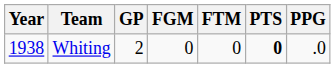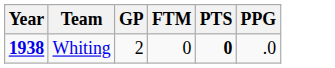- column: (173, 19)
(26, 48) normal -> (26, 48) bold
